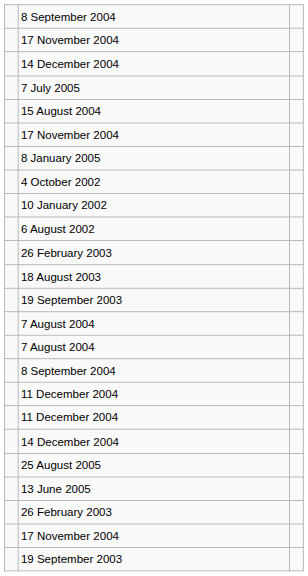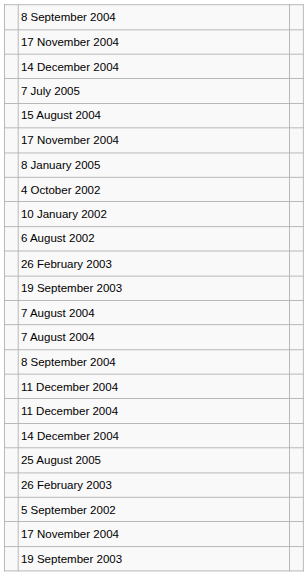- row: (11, 276)
- row: (11, 489)
+ row: (11, 510)
